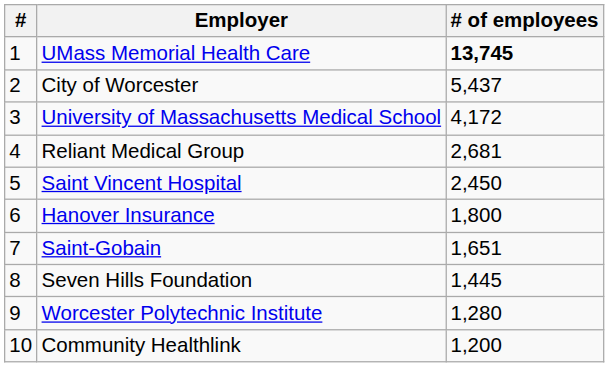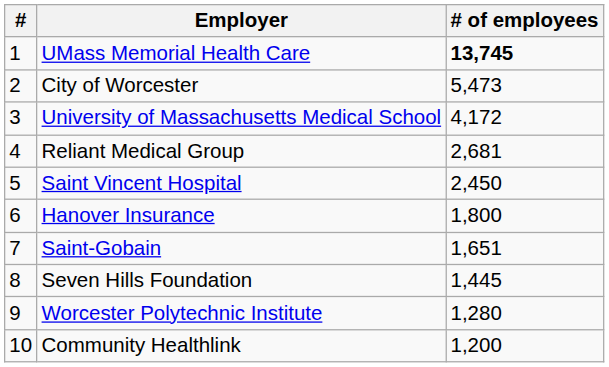(476, 85) 5,437 -> (476, 85) 5,473
